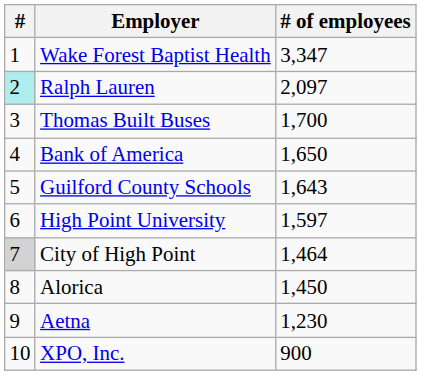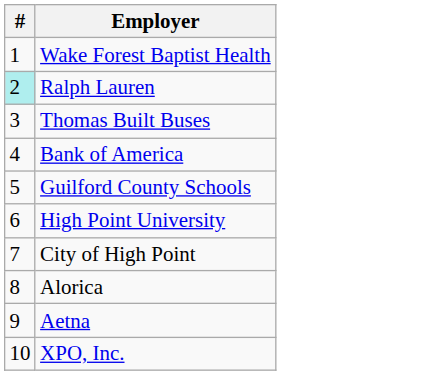- column: (346, 21)
(15, 253) lightgrey background -> (15, 253) no background
